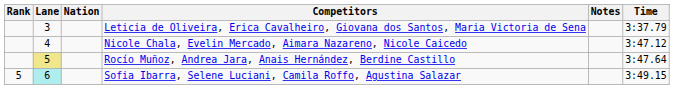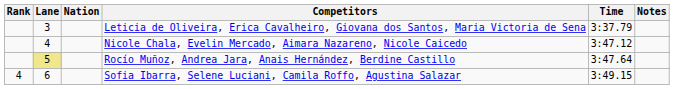columns swapped: (646, 13) <-> (606, 13)
(19, 77) 5 -> (19, 77) 4
(47, 77) paleturquoise background -> (47, 77) no background
